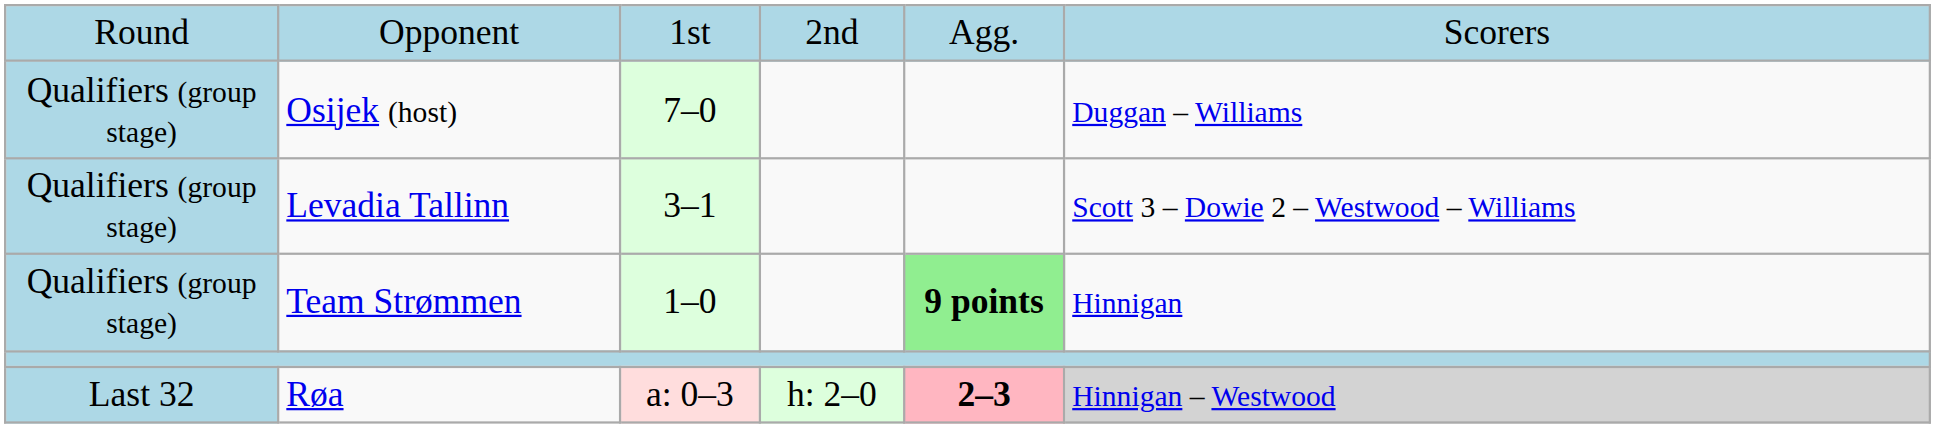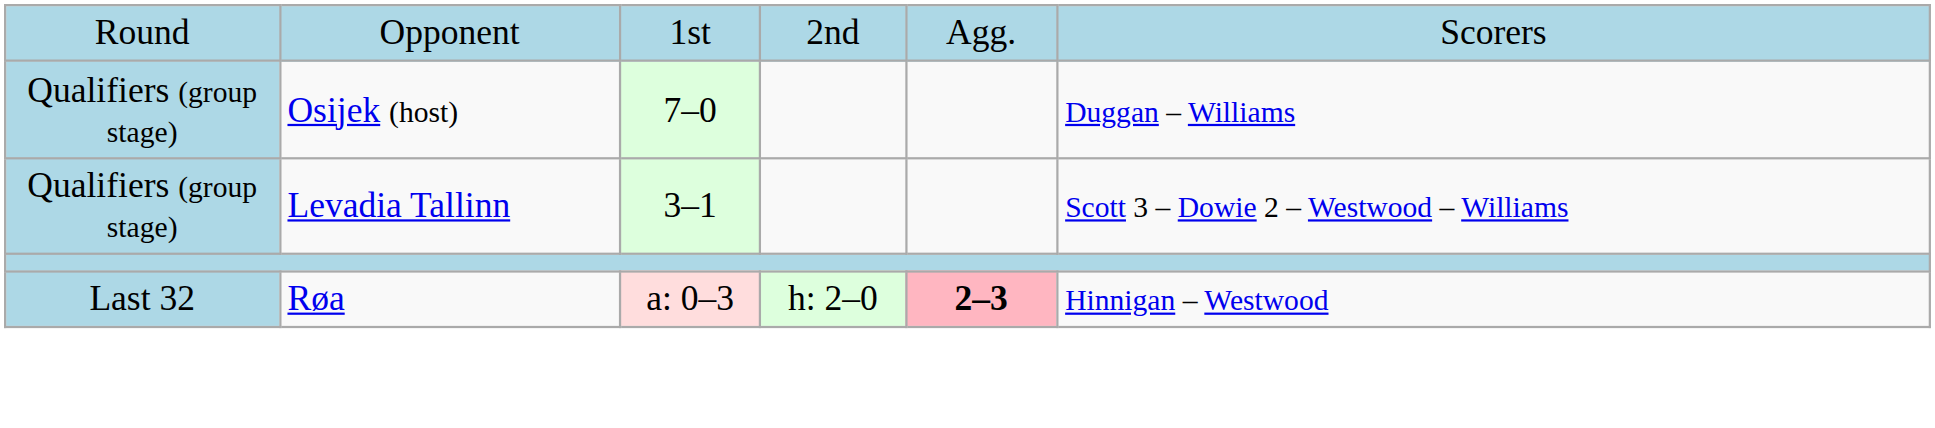- row: (404, 301)
(1204, 396) lightgrey background -> (1197, 300) no background
